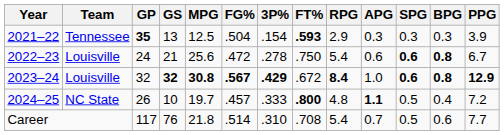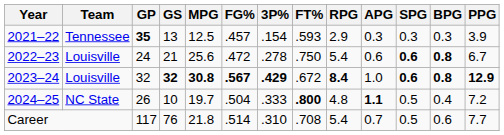(238, 36) .504 -> (238, 36) .457
(308, 36) bold -> (308, 36) normal
(238, 99) .457 -> (238, 99) .504
